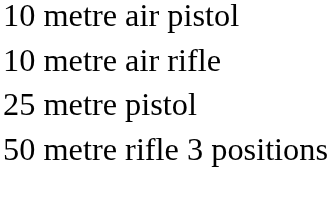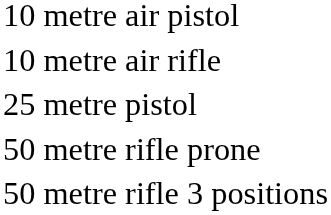+ row: (132, 149)
